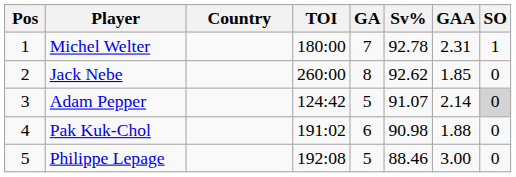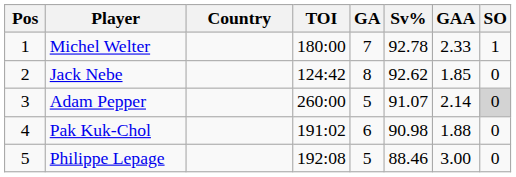(456, 46) 2.31 -> (456, 46) 2.33
(321, 74) 260:00 -> (321, 74) 124:42
(321, 102) 124:42 -> (321, 102) 260:00
